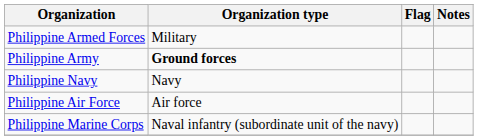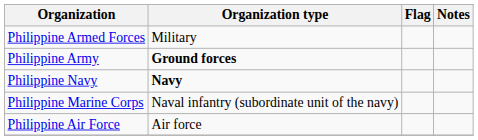(166, 80) normal -> (167, 80) bold
rows swapped: (64, 102) <-> (76, 124)
